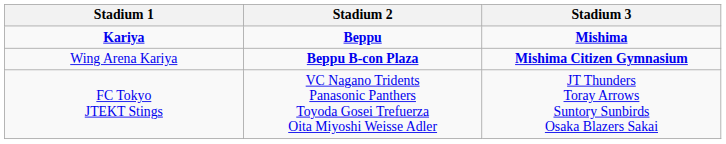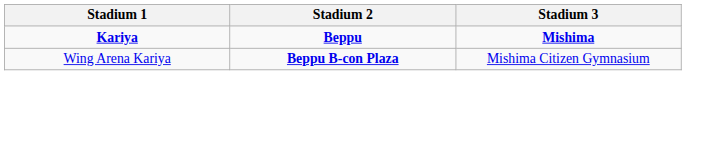(601, 59) bold -> (568, 59) normal
- row: (124, 104)
